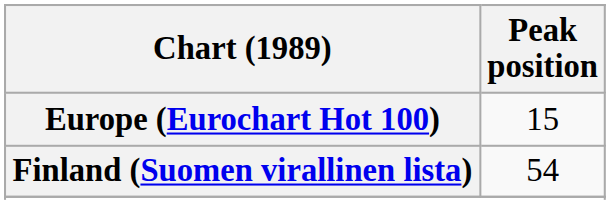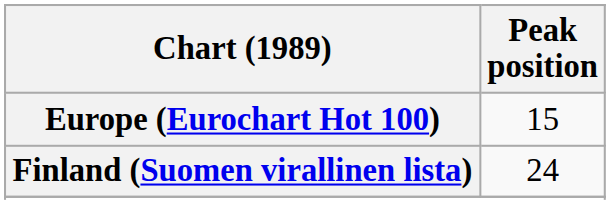(543, 170) 54 -> (543, 170) 24
